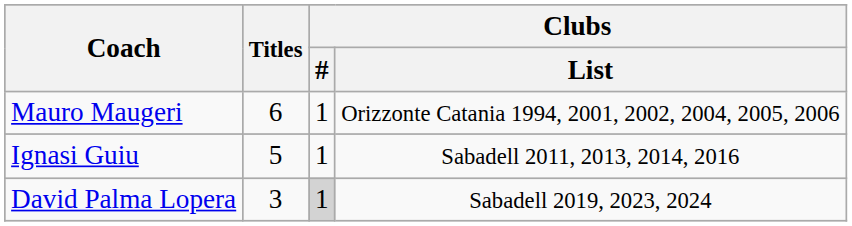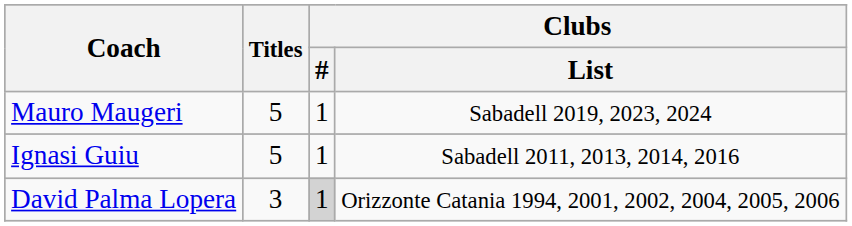(276, 112) 6 -> (276, 112) 5
(590, 114) Orizzonte Catania 1994, 2001, 2002, 2004, 2005, 2006 -> (590, 114) Sabadell 2019, 2023, 2024
(590, 200) Sabadell 2019, 2023, 2024 -> (590, 200) Orizzonte Catania 1994, 2001, 2002, 2004, 2005, 2006
